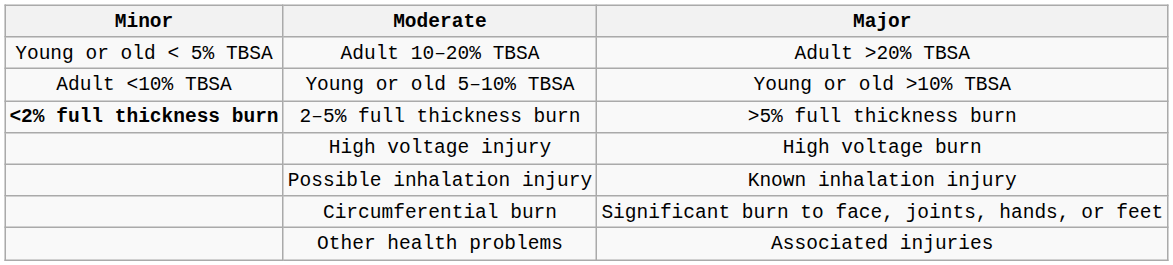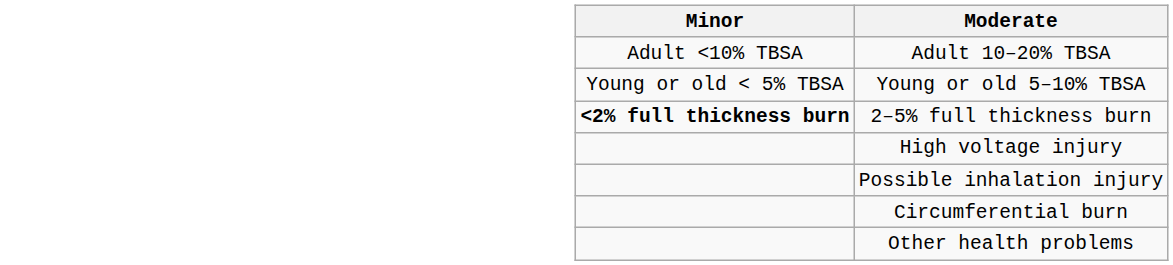- column: (882, 21)
(144, 53) Young or old < 5% TBSA -> (715, 53) Adult <10% TBSA
(144, 85) Adult <10% TBSA -> (715, 85) Young or old < 5% TBSA
